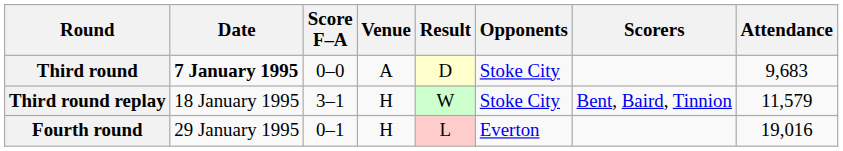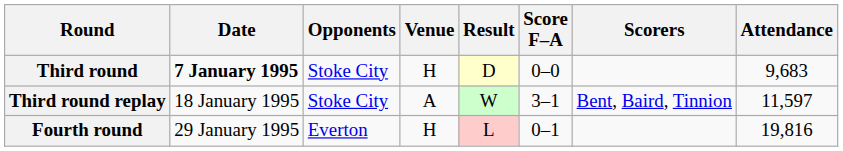columns swapped: (524, 30) <-> (330, 30)
(386, 70) A -> (430, 70) H
(386, 100) H -> (430, 100) A
(787, 100) 11,579 -> (787, 100) 11,597
(787, 130) 19,016 -> (787, 130) 19,816
